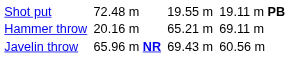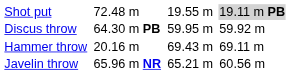(252, 12) no background -> (252, 12) lightgrey background
+ row: (41, 29)
(190, 29) 65.21 m -> (190, 46) 69.43 m
(190, 46) 69.43 m -> (190, 64) 65.21 m
